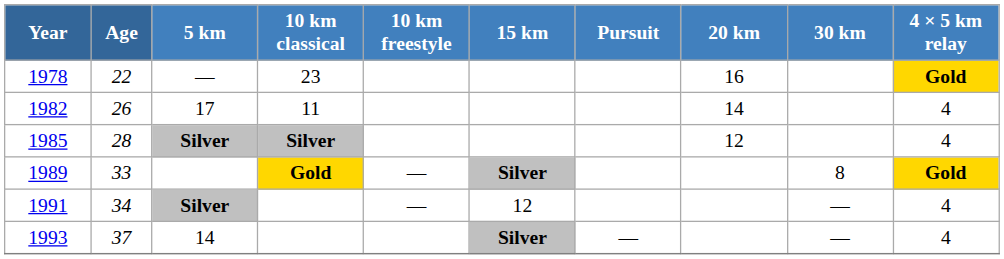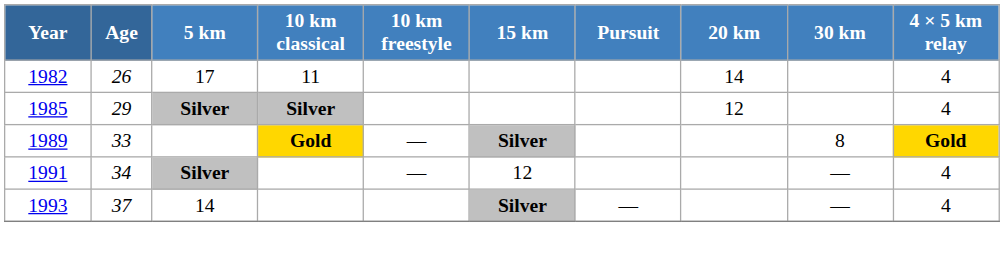- row: (48, 76)
(122, 141) 28 -> (122, 108) 29
